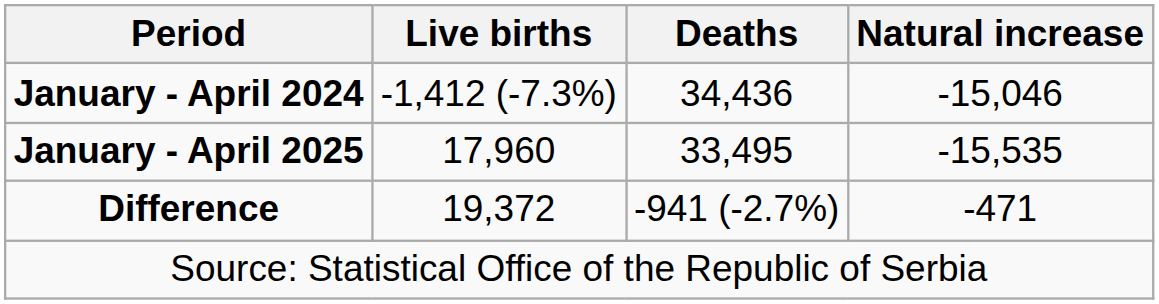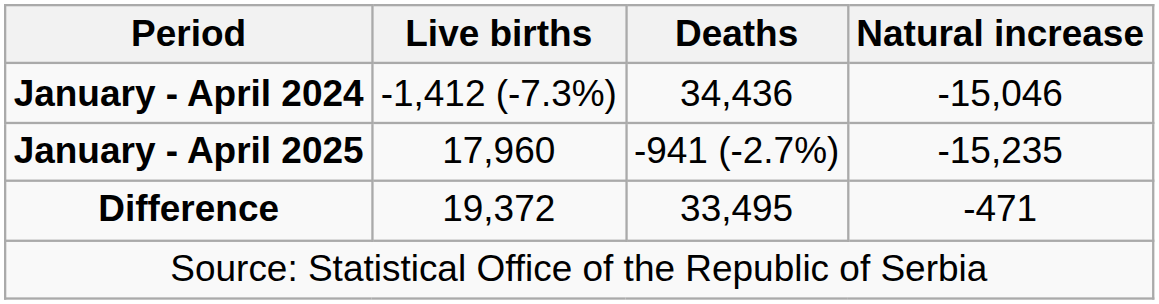(737, 151) 33,495 -> (737, 151) -941 (-2.7%)
(1000, 151) -15,535 -> (1000, 151) -15,235
(737, 209) -941 (-2.7%) -> (737, 209) 33,495
